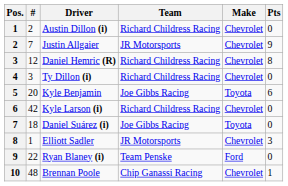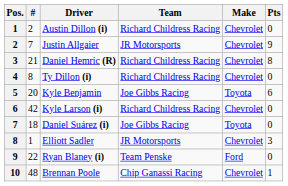(33, 60) 12 -> (33, 60) 21
(31, 76) 3 -> (31, 76) 8
